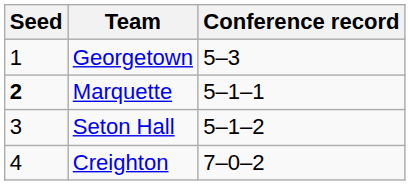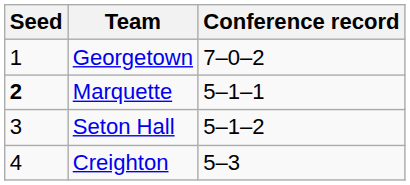(222, 57) 5–3 -> (234, 57) 7–0–2
(234, 162) 7–0–2 -> (222, 162) 5–3
